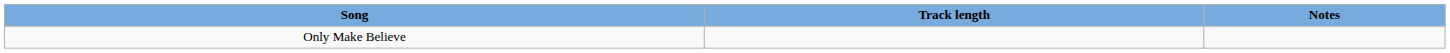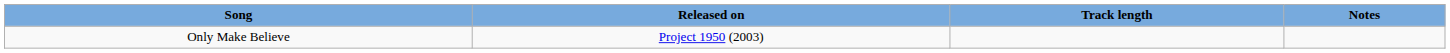+ column: (711, 15)
